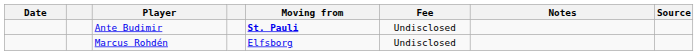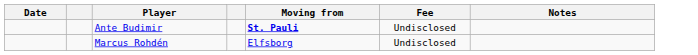- column: (674, 12)
